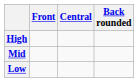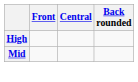- row: (17, 69)
